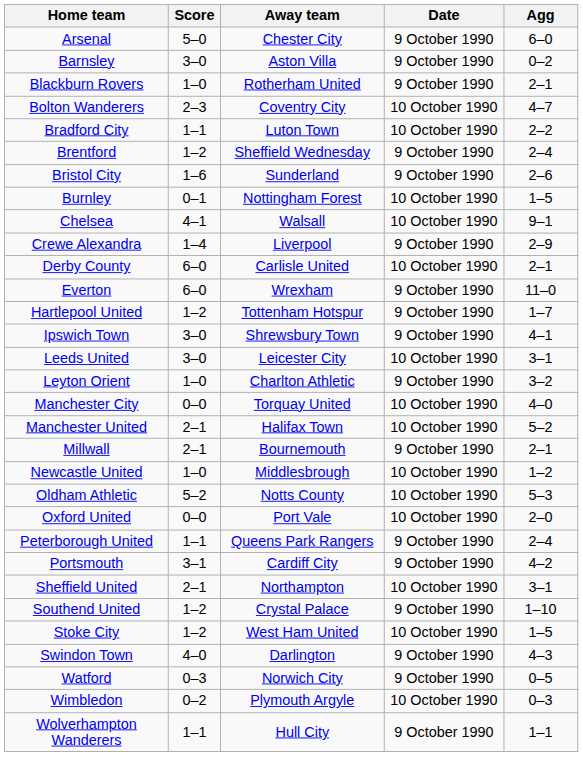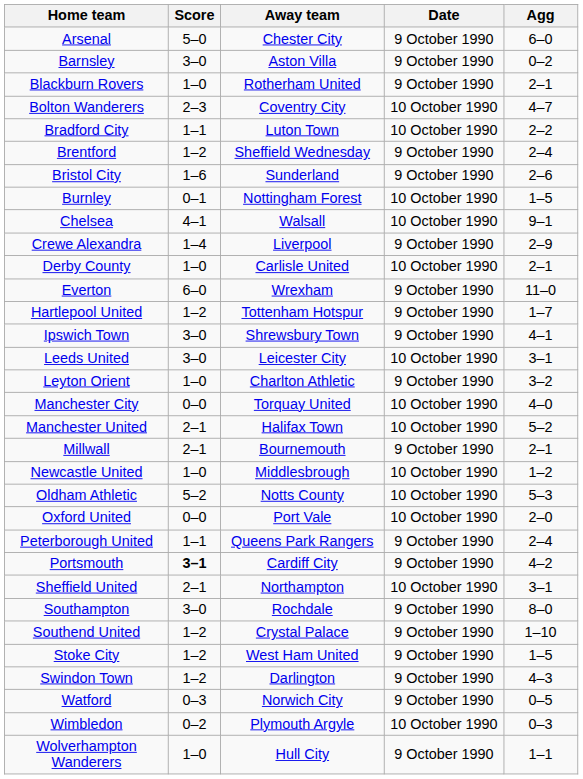(194, 267) 6–0 -> (194, 267) 1–0
(194, 564) normal -> (194, 564) bold
+ row: (87, 609)
(444, 632) 10 October 1990 -> (444, 655) 9 October 1990
(194, 655) 4–0 -> (194, 678) 1–2
(194, 731) 1–1 -> (194, 754) 1–0
